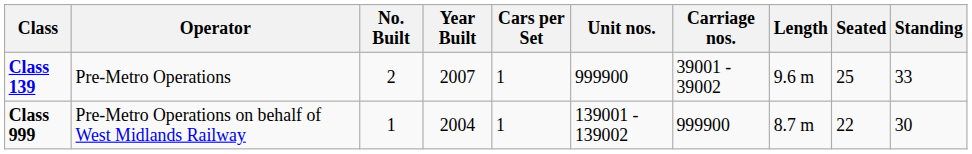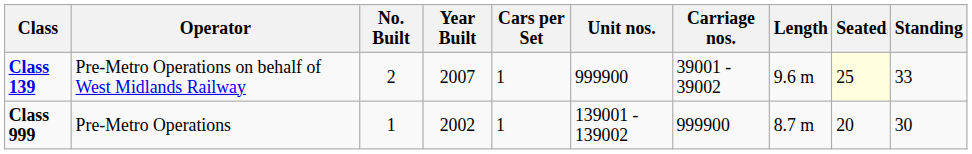(153, 76) Pre-Metro Operations -> (198, 76) Pre-Metro Operations on behalf of West Midlands Railway
(845, 76) no background -> (845, 76) lightyellow background
(198, 124) Pre-Metro Operations on behalf of West Midlands Railway -> (153, 124) Pre-Metro Operations
(457, 124) 2004 -> (457, 124) 2002
(845, 124) 22 -> (845, 124) 20
